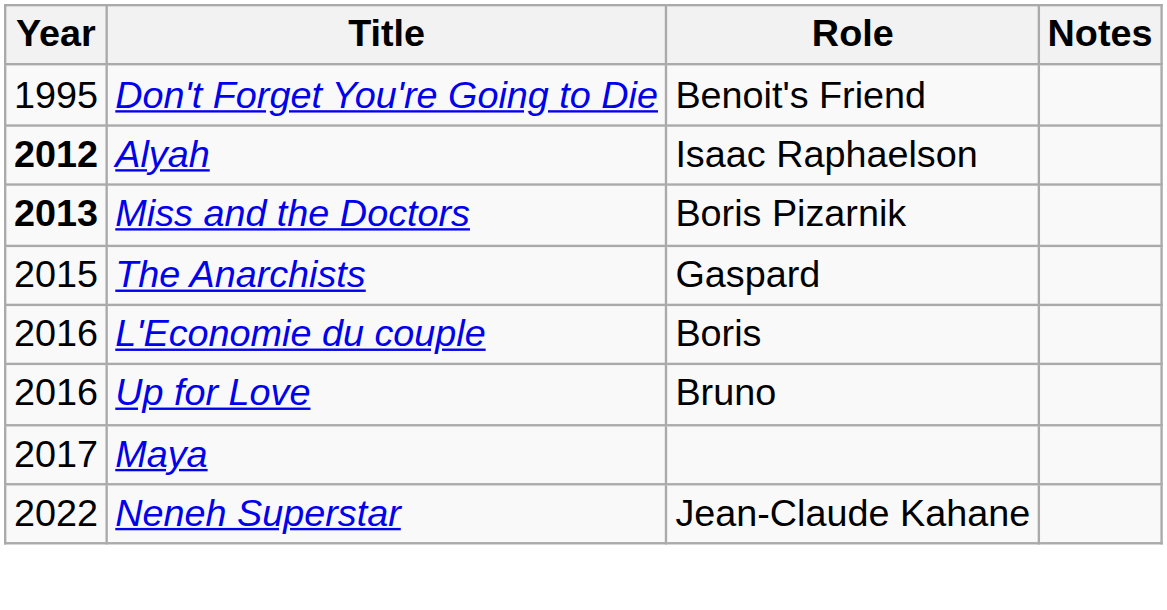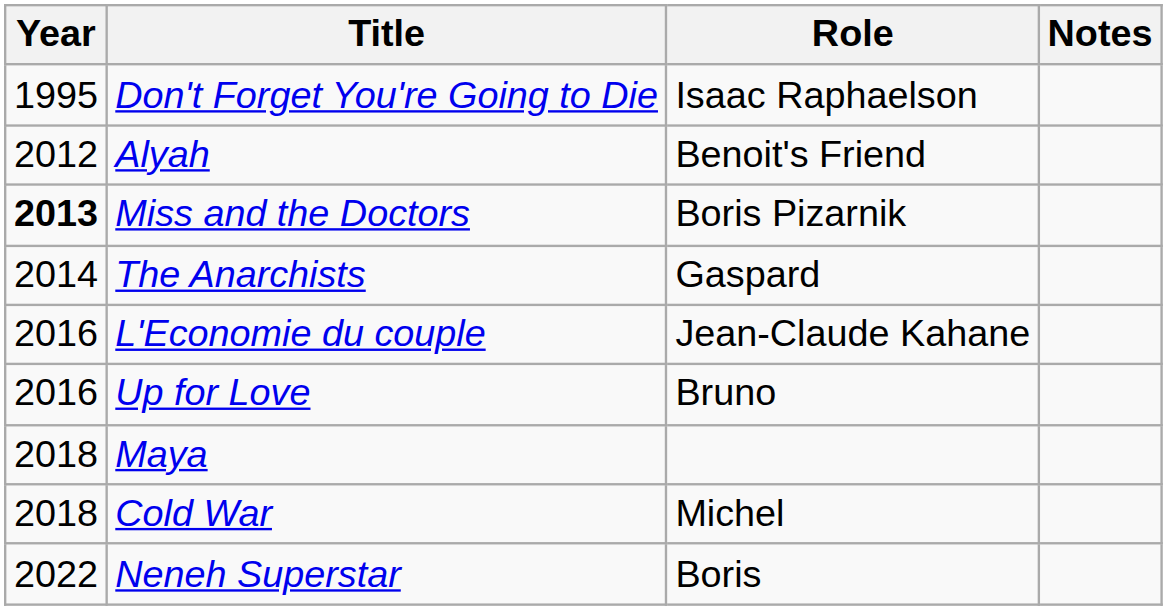(801, 94) Benoit's Friend -> (827, 94) Isaac Raphaelson
(56, 154) bold -> (56, 154) normal
(827, 154) Isaac Raphaelson -> (801, 154) Benoit's Friend
(56, 273) 2015 -> (56, 273) 2014
(718, 333) Boris -> (853, 333) Jean-Claude Kahane
(56, 453) 2017 -> (56, 453) 2018
+ row: (194, 513)
(853, 513) Jean-Claude Kahane -> (718, 573) Boris
